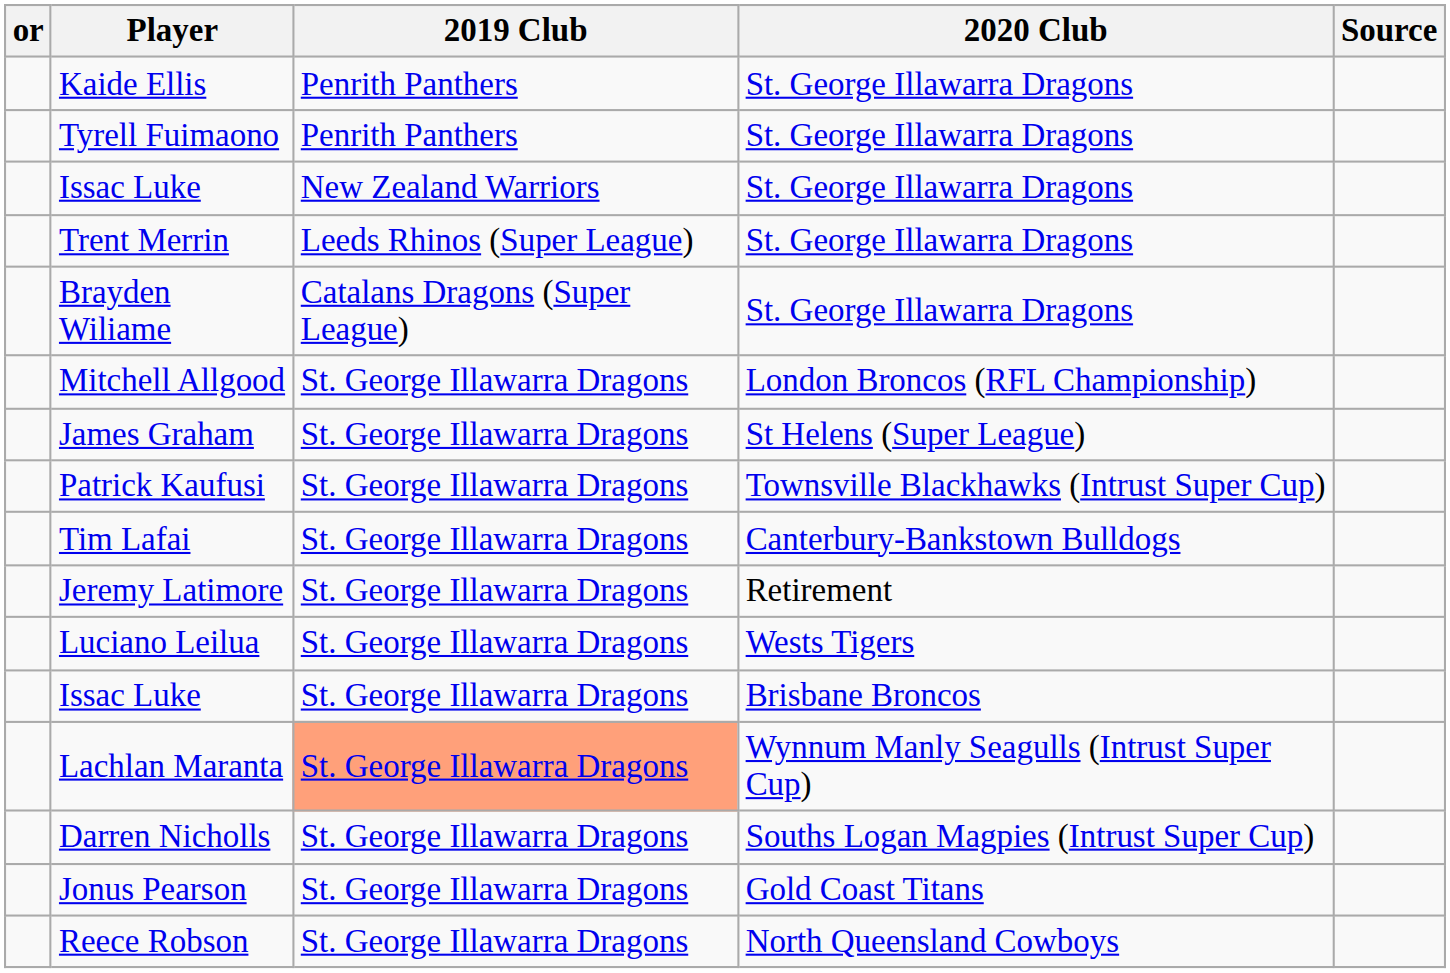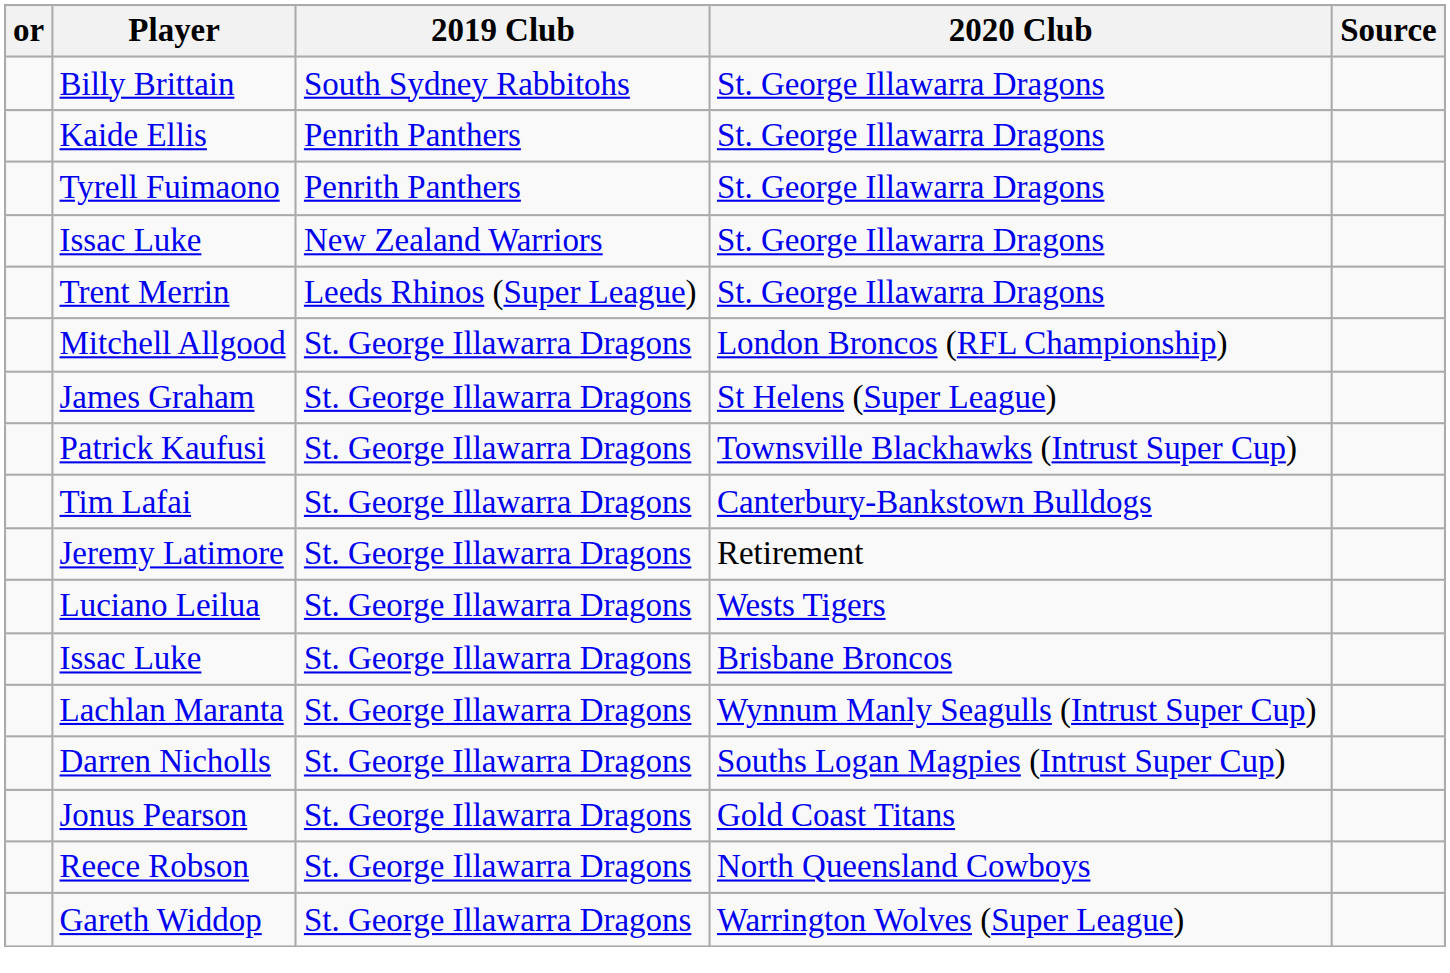+ row: (147, 82)
- row: (115, 310)
(495, 765) lightsalmon background -> (498, 710) no background
+ row: (161, 919)
